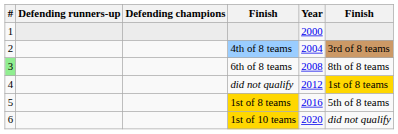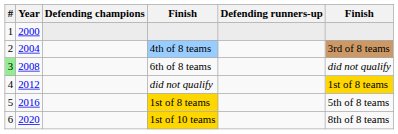columns swapped: (312, 13) <-> (69, 13)
(358, 67) 8th of 8 teams -> (359, 67) did not qualify
(359, 120) did not qualify -> (358, 120) 8th of 8 teams
